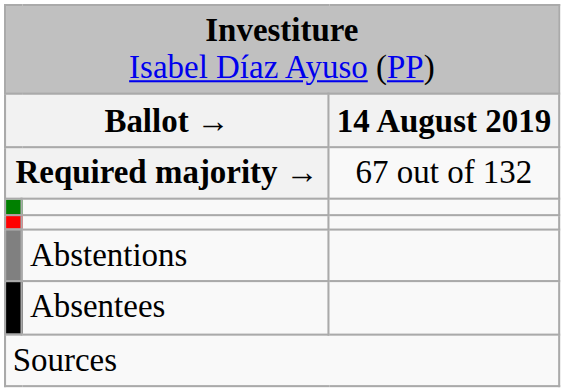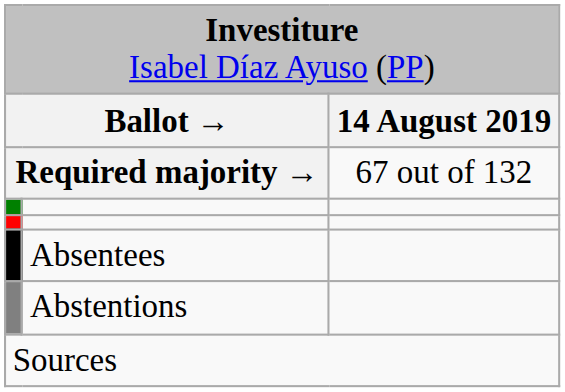rows swapped: (14, 255) <-> (14, 308)
